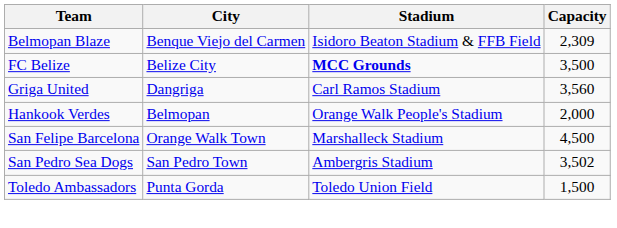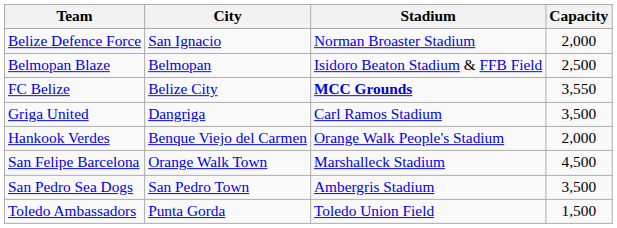+ row: (75, 41)
(226, 41) Benque Viejo del Carmen -> (180, 65) Belmopan
(577, 41) 2,309 -> (579, 65) 2,500
(577, 65) 3,500 -> (579, 89) 3,550
(577, 89) 3,560 -> (579, 114) 3,500
(178, 114) Belmopan -> (228, 138) Benque Viejo del Carmen
(577, 162) 3,502 -> (579, 187) 3,500
